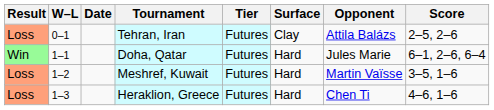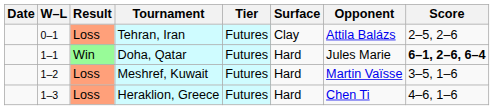columns swapped: (27, 14) <-> (98, 14)
(447, 54) normal -> (447, 54) bold
